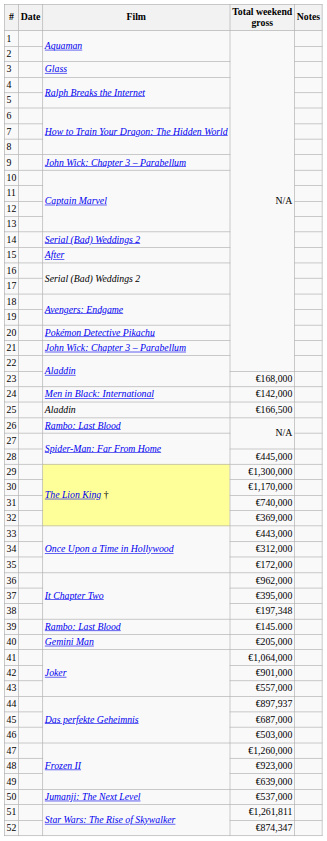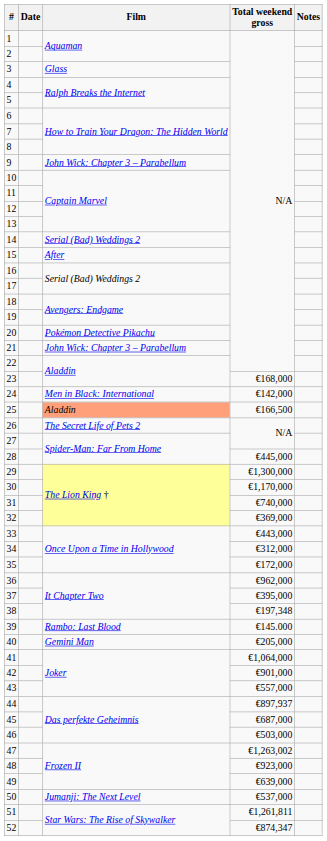(60, 410) no background -> (60, 410) lightsalmon background
(83, 425) Rambo: Last Blood -> (92, 425) The Secret Life of Pets 2
(270, 750) €1,260,000 -> (270, 750) €1,263,002
